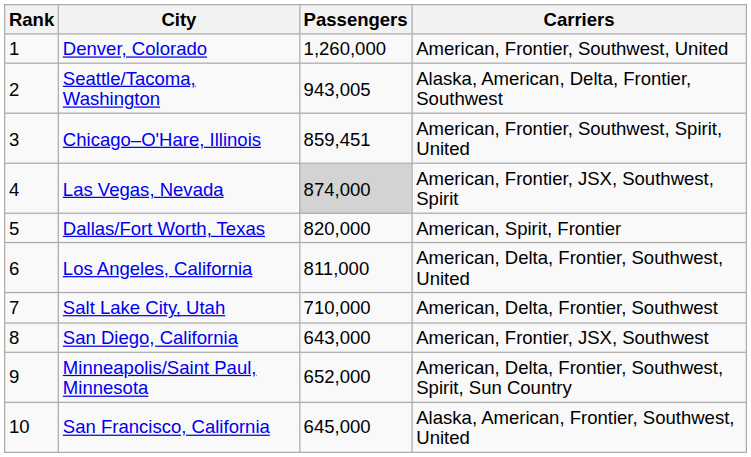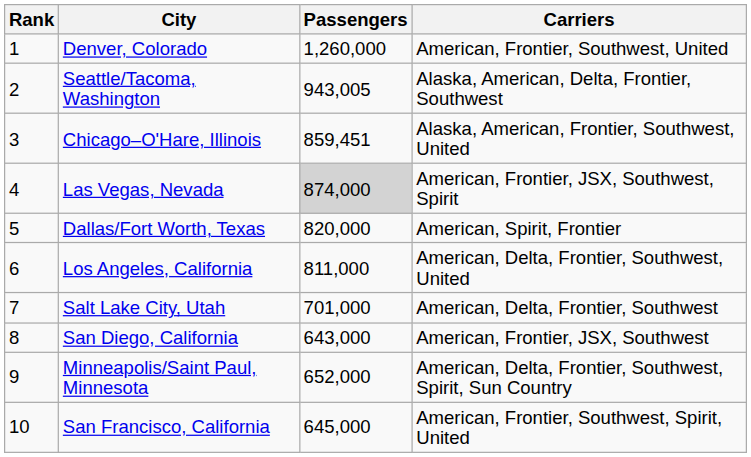(569, 139) American, Frontier, Southwest, Spirit, United -> (575, 139) Alaska, American, Frontier, Southwest, United
(337, 308) 710,000 -> (337, 308) 701,000
(575, 427) Alaska, American, Frontier, Southwest, United -> (569, 427) American, Frontier, Southwest, Spirit, United
